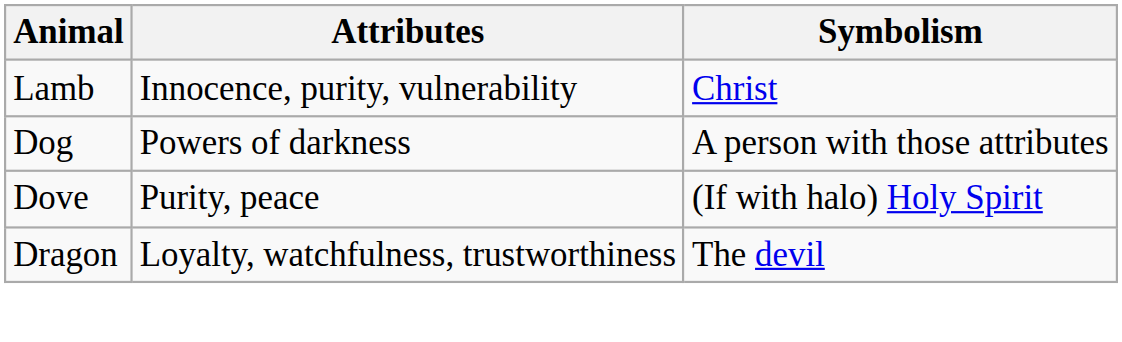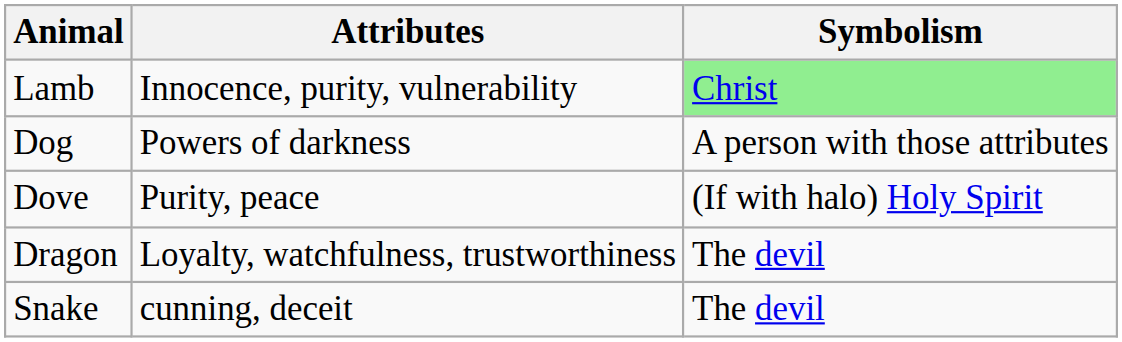(735, 87) no background -> (735, 87) lightgreen background
+ row: (56, 308)
